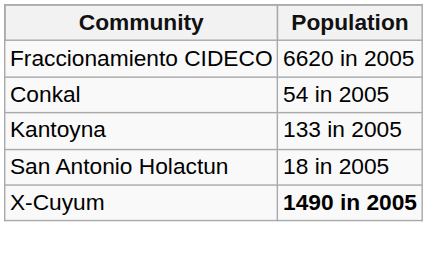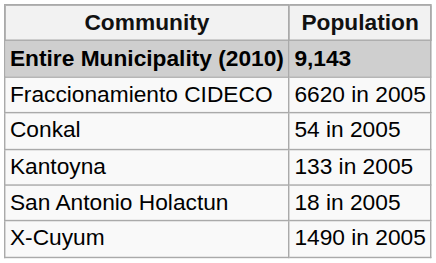+ row: (147, 58)
(350, 202) bold -> (360, 238) normal
